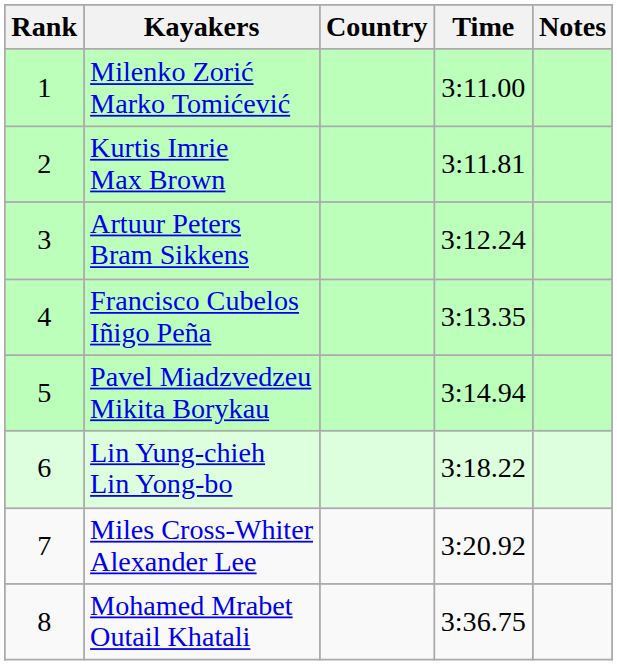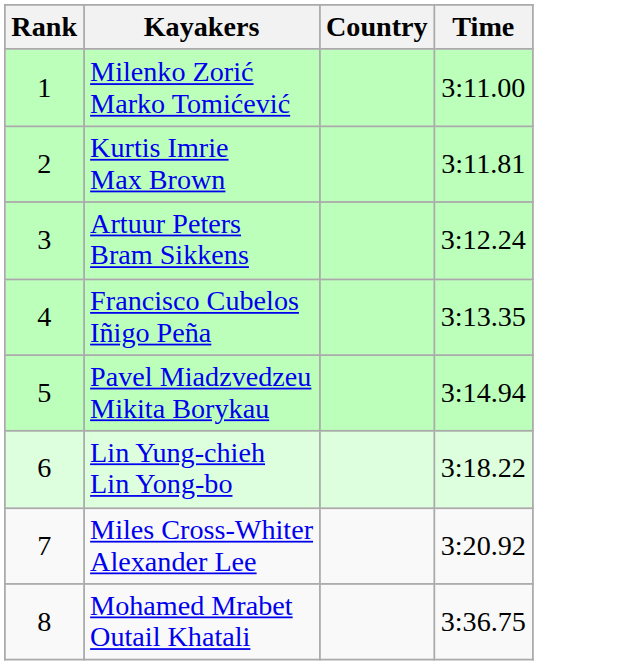- column: (573, 26)
